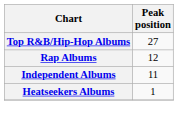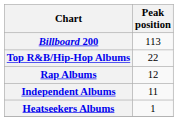+ row: (68, 41)
(153, 41) 27 -> (153, 58) 22
